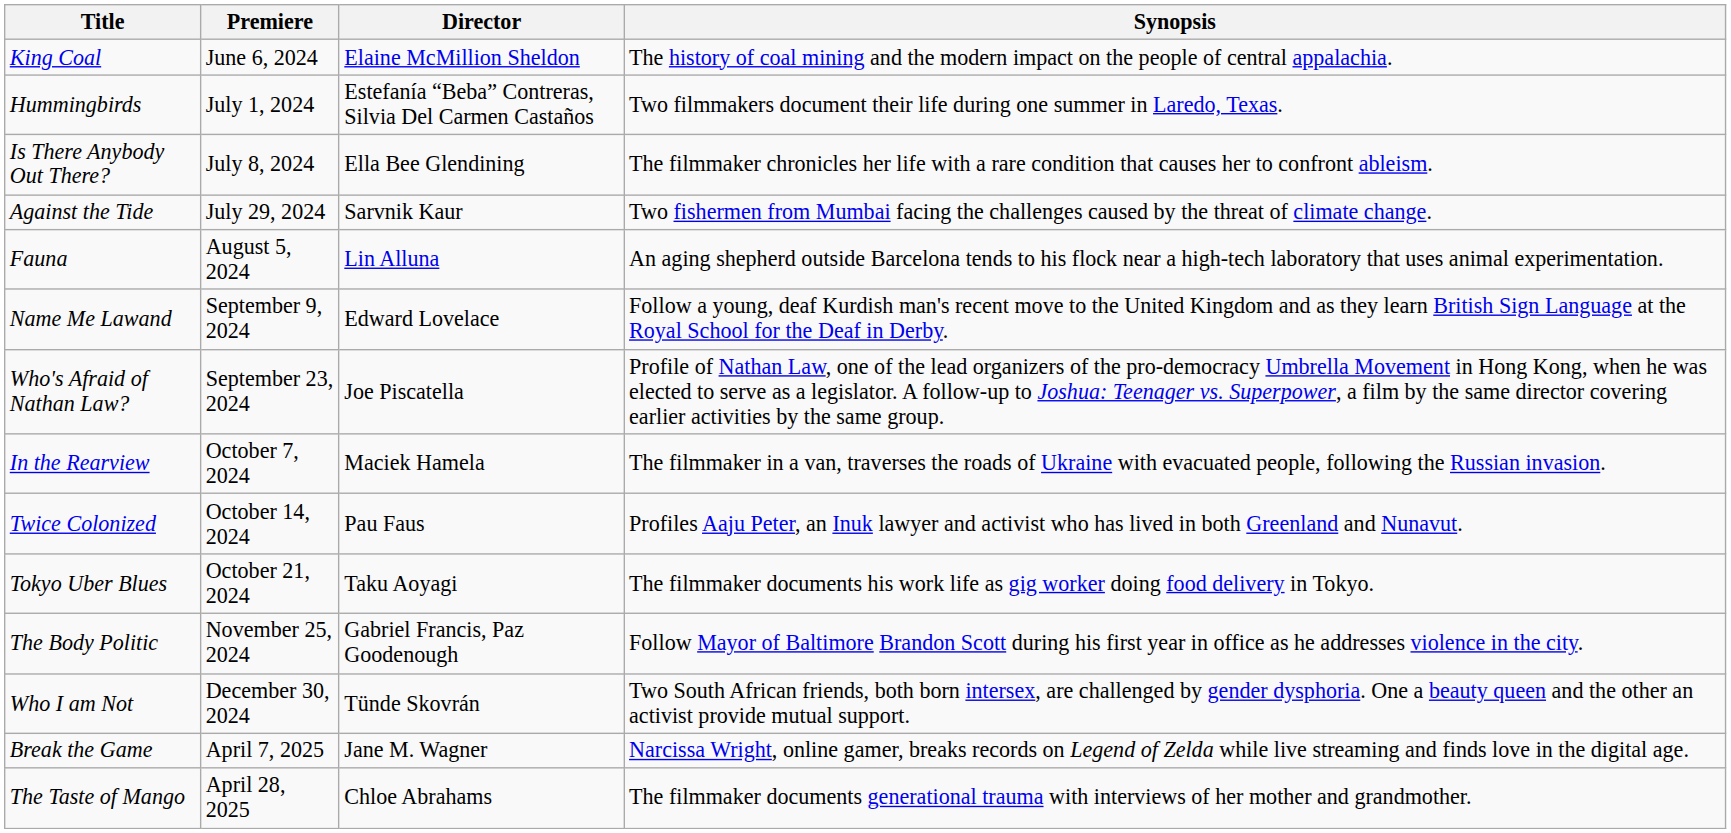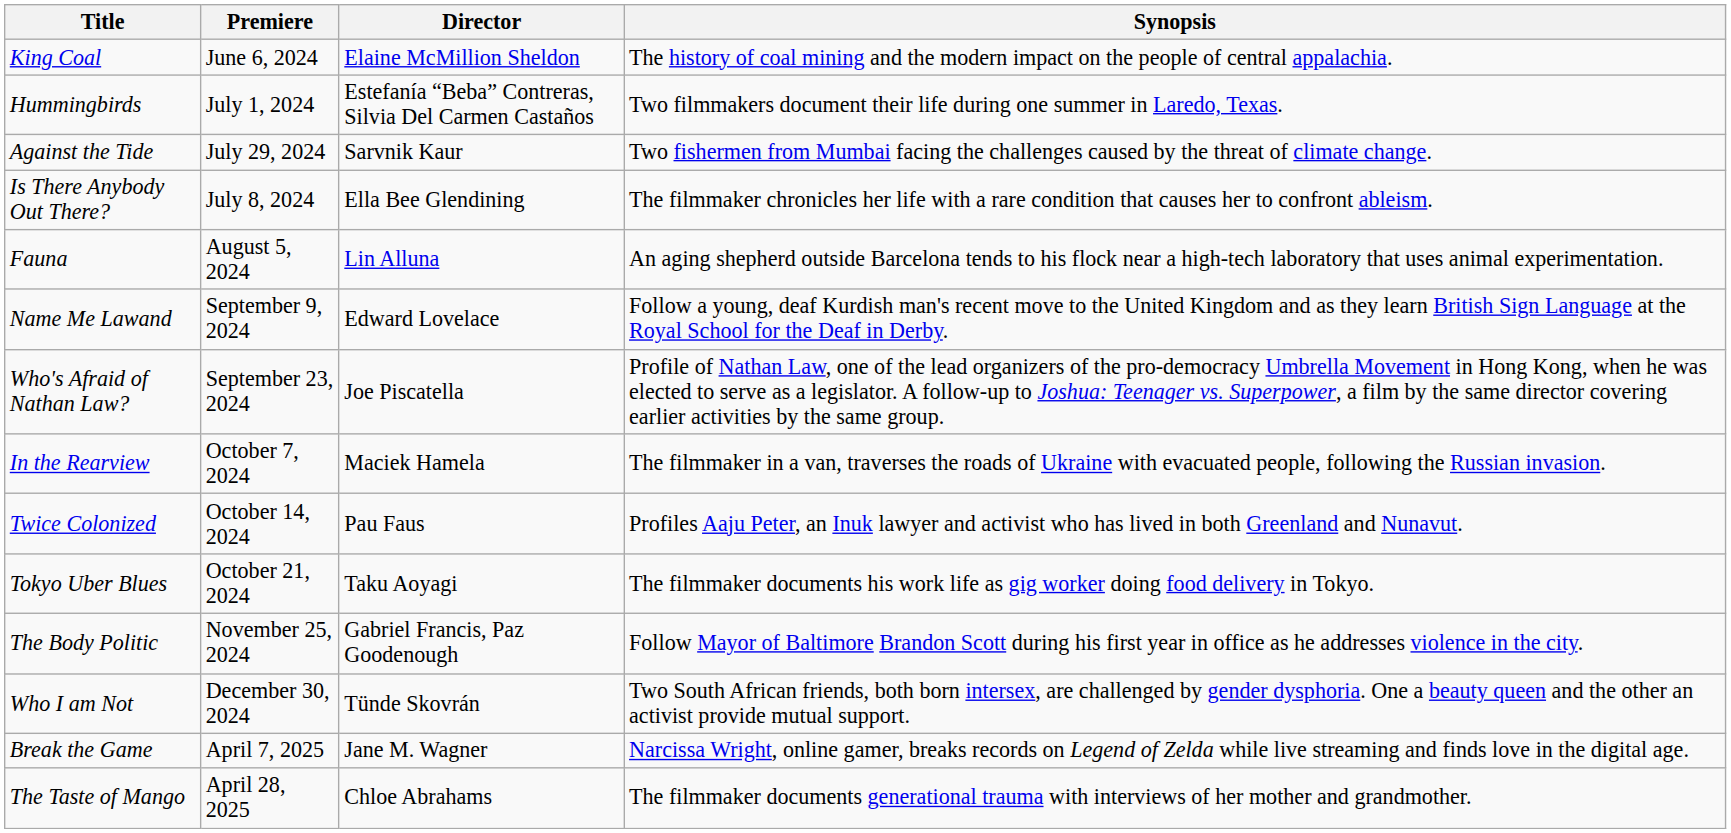rows swapped: (87, 164) <-> (82, 211)
